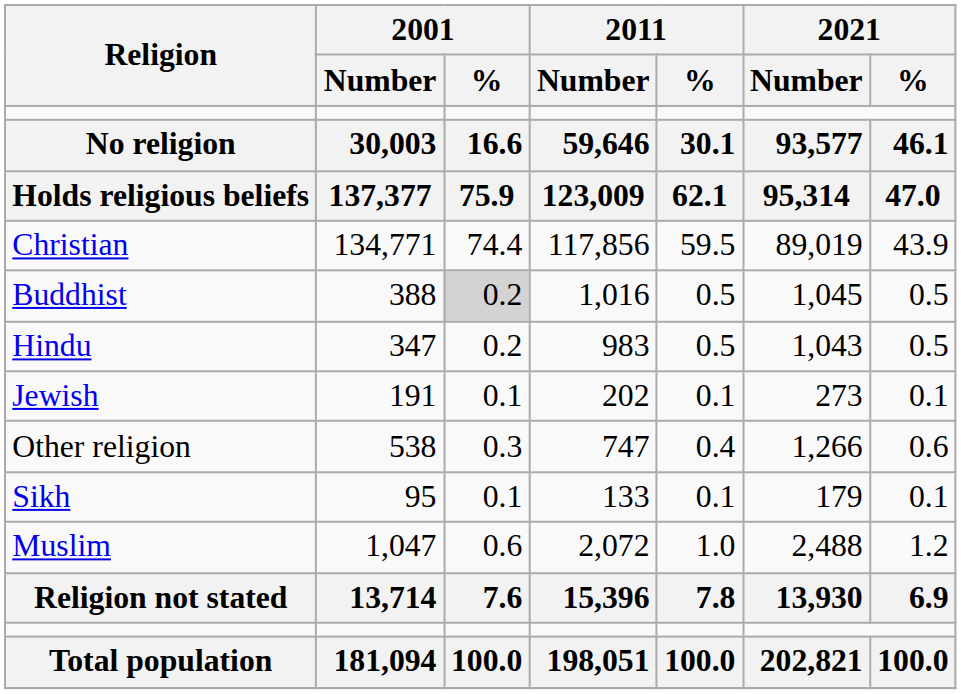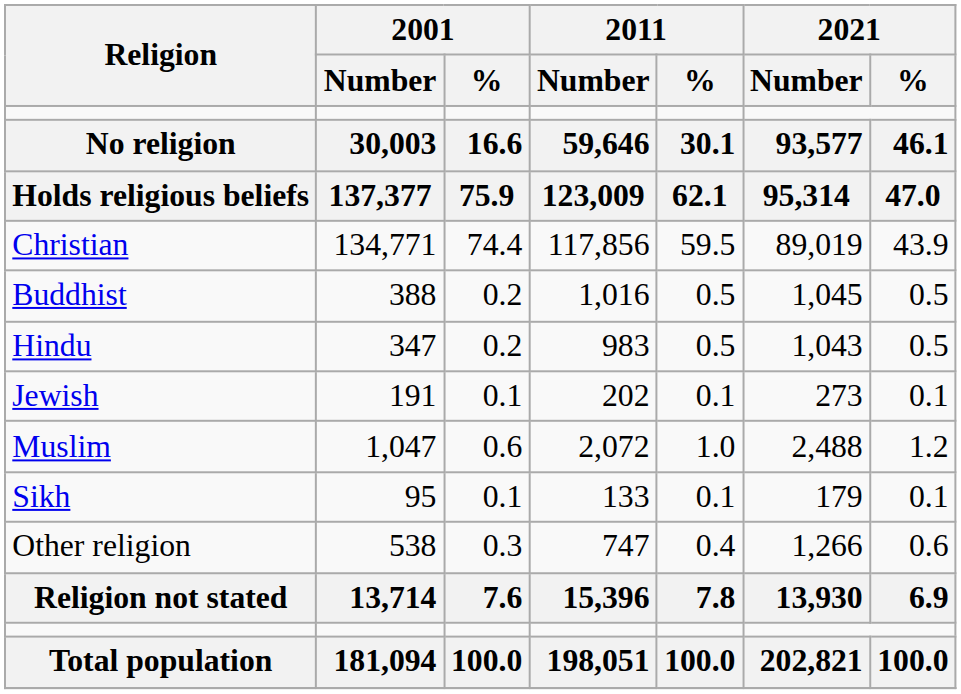(502, 295) lightgrey background -> (502, 295) no background
rows swapped: (62, 546) <-> (102, 446)
